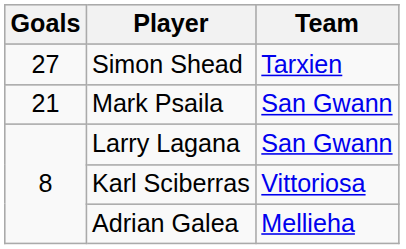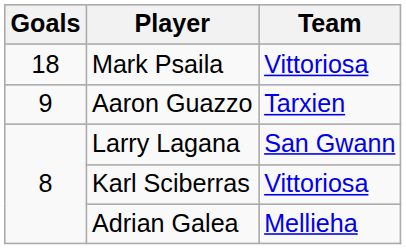- row: (167, 64)
(45, 104) 21 -> (45, 64) 18
(327, 104) San Gwann -> (316, 64) Vittoriosa
+ row: (172, 104)
